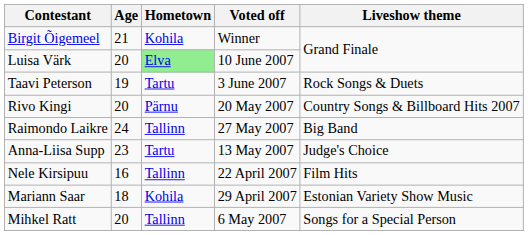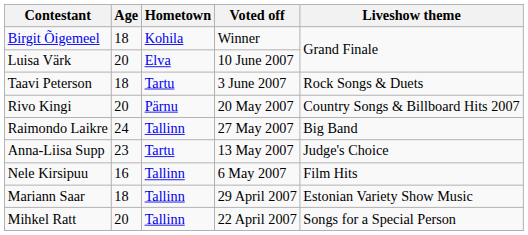(121, 38) 21 -> (121, 38) 18
(158, 60) lightgreen background -> (158, 60) no background
(121, 83) 19 -> (121, 83) 18
(257, 173) 22 April 2007 -> (252, 173) 6 May 2007
(164, 196) Kohila -> (165, 196) Tallinn
(252, 219) 6 May 2007 -> (257, 219) 22 April 2007
